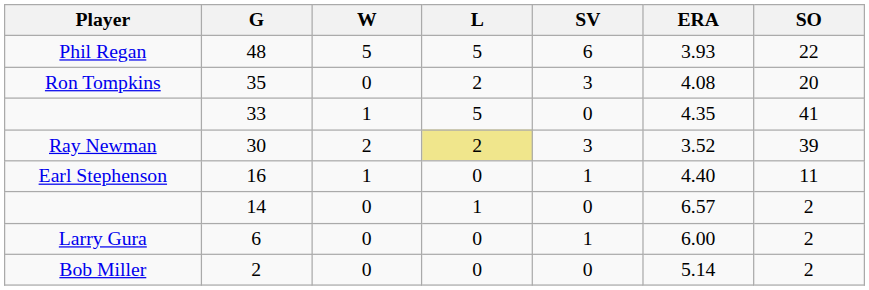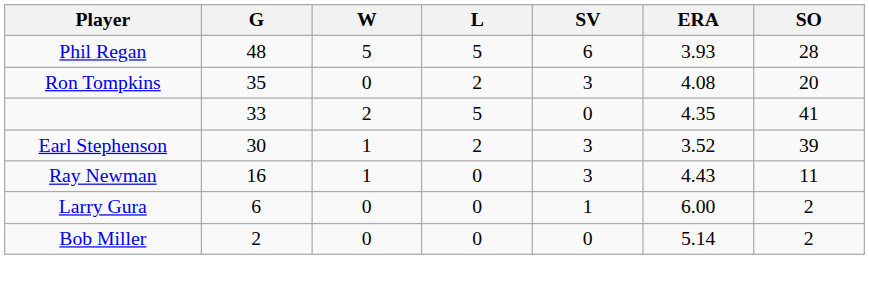(809, 51) 22 -> (809, 51) 28
(367, 113) 1 -> (367, 113) 2
(103, 144) Ray Newman -> (103, 144) Earl Stephenson
(367, 144) 2 -> (367, 144) 1
(477, 144) khaki background -> (477, 144) no background
(103, 176) Earl Stephenson -> (103, 176) Ray Newman
(588, 176) 1 -> (588, 176) 3
(698, 176) 4.40 -> (698, 176) 4.43
- row: (256, 207)
